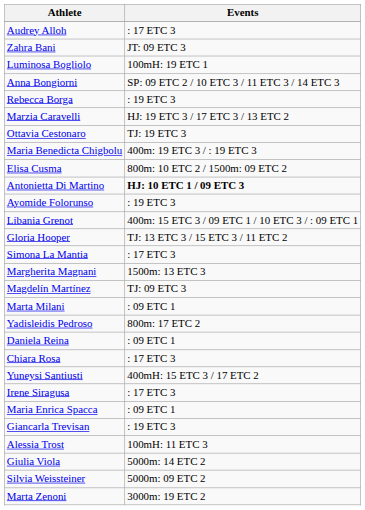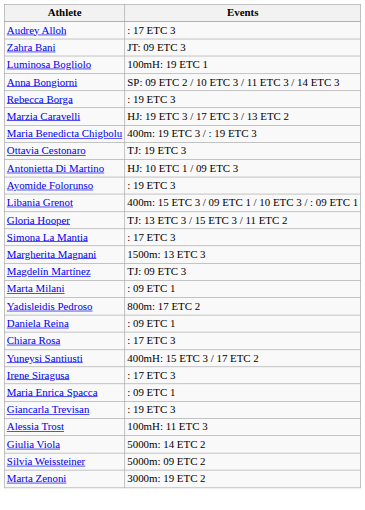rows swapped: (46, 133) <-> (65, 151)
- row: (34, 168)
(186, 185) bold -> (183, 168) normal
